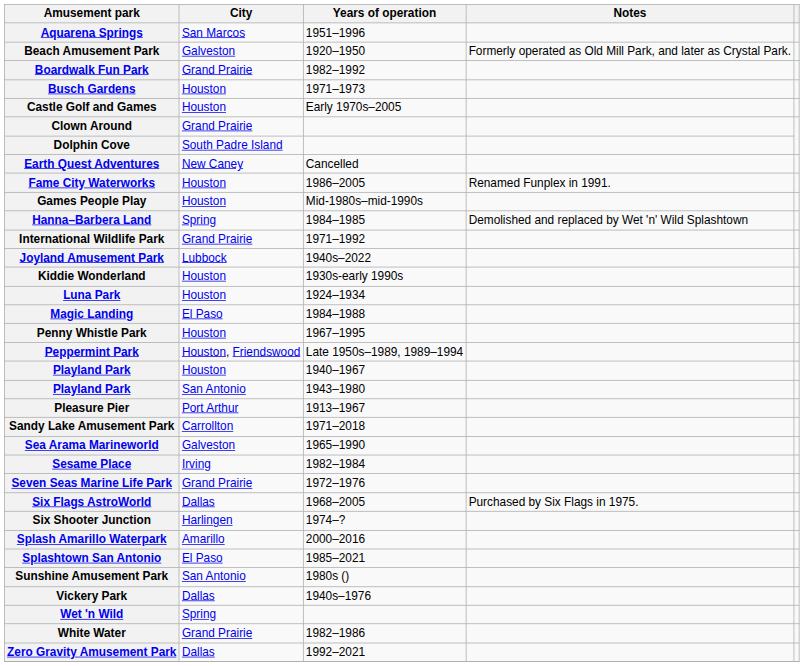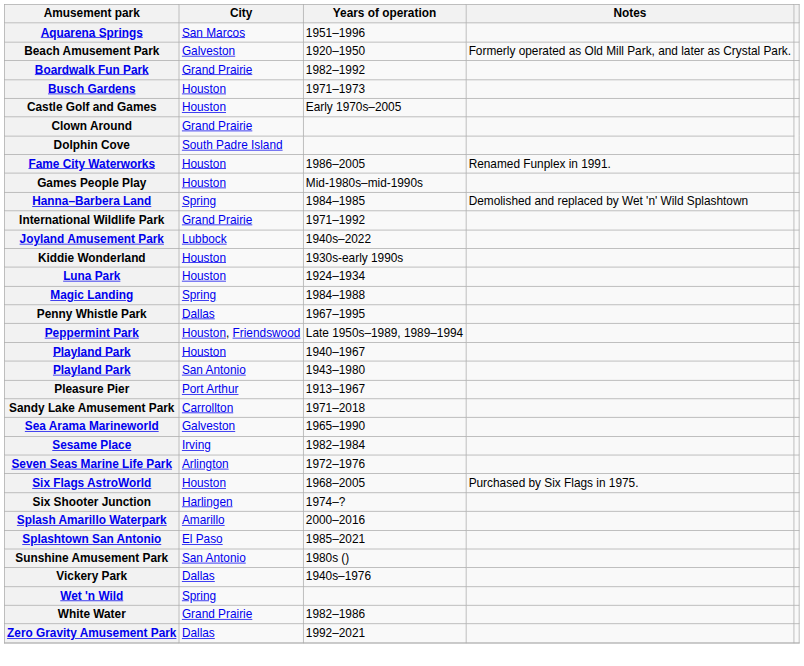- row: (92, 164)
(202, 314) El Paso -> (199, 295) Spring
(204, 333) Houston -> (198, 314) Dallas
(217, 483) Grand Prairie -> (205, 464) Arlington
(198, 502) Dallas -> (204, 483) Houston
